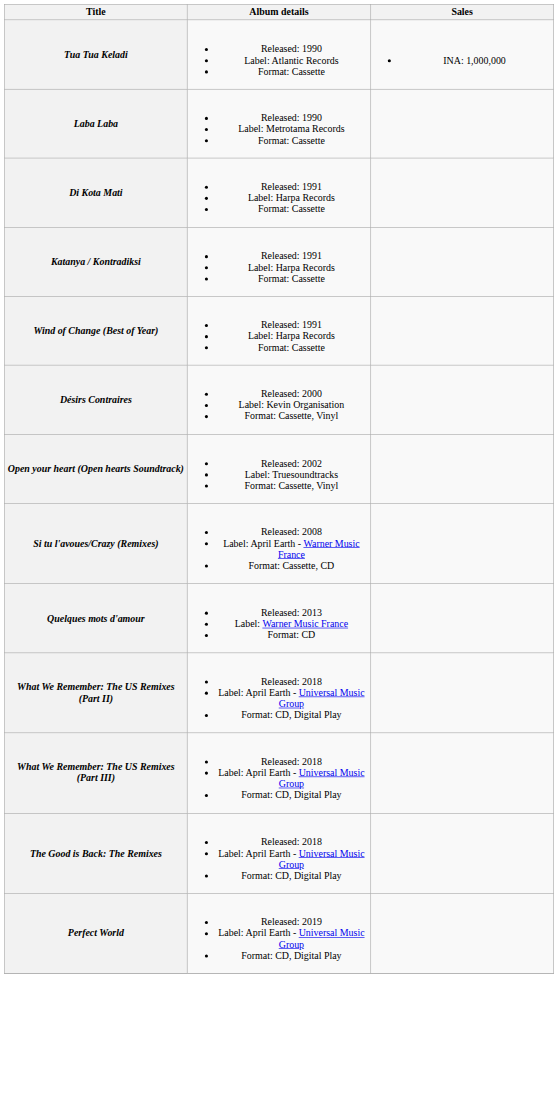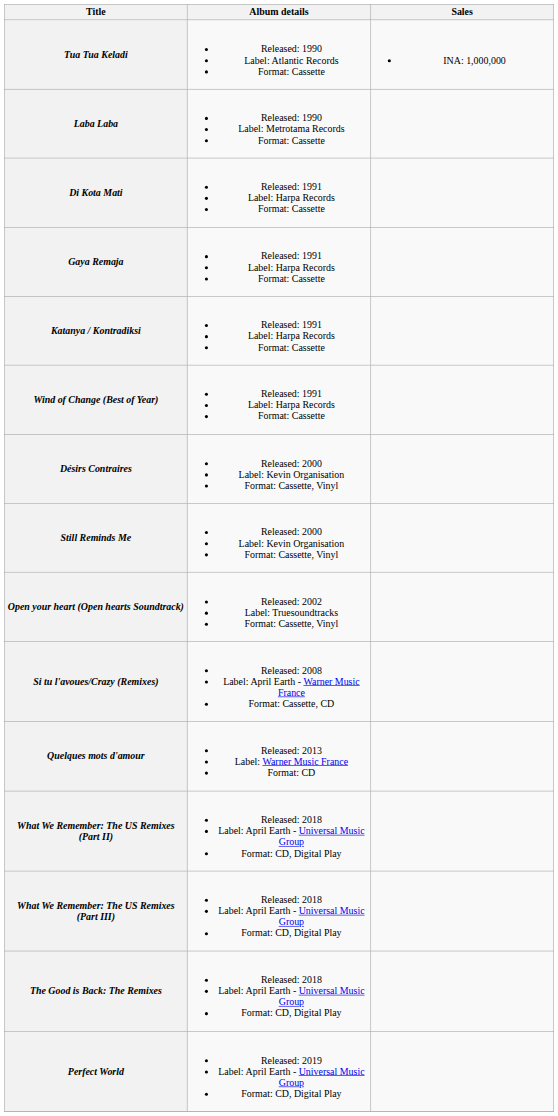+ row: (96, 261)
+ row: (96, 538)
